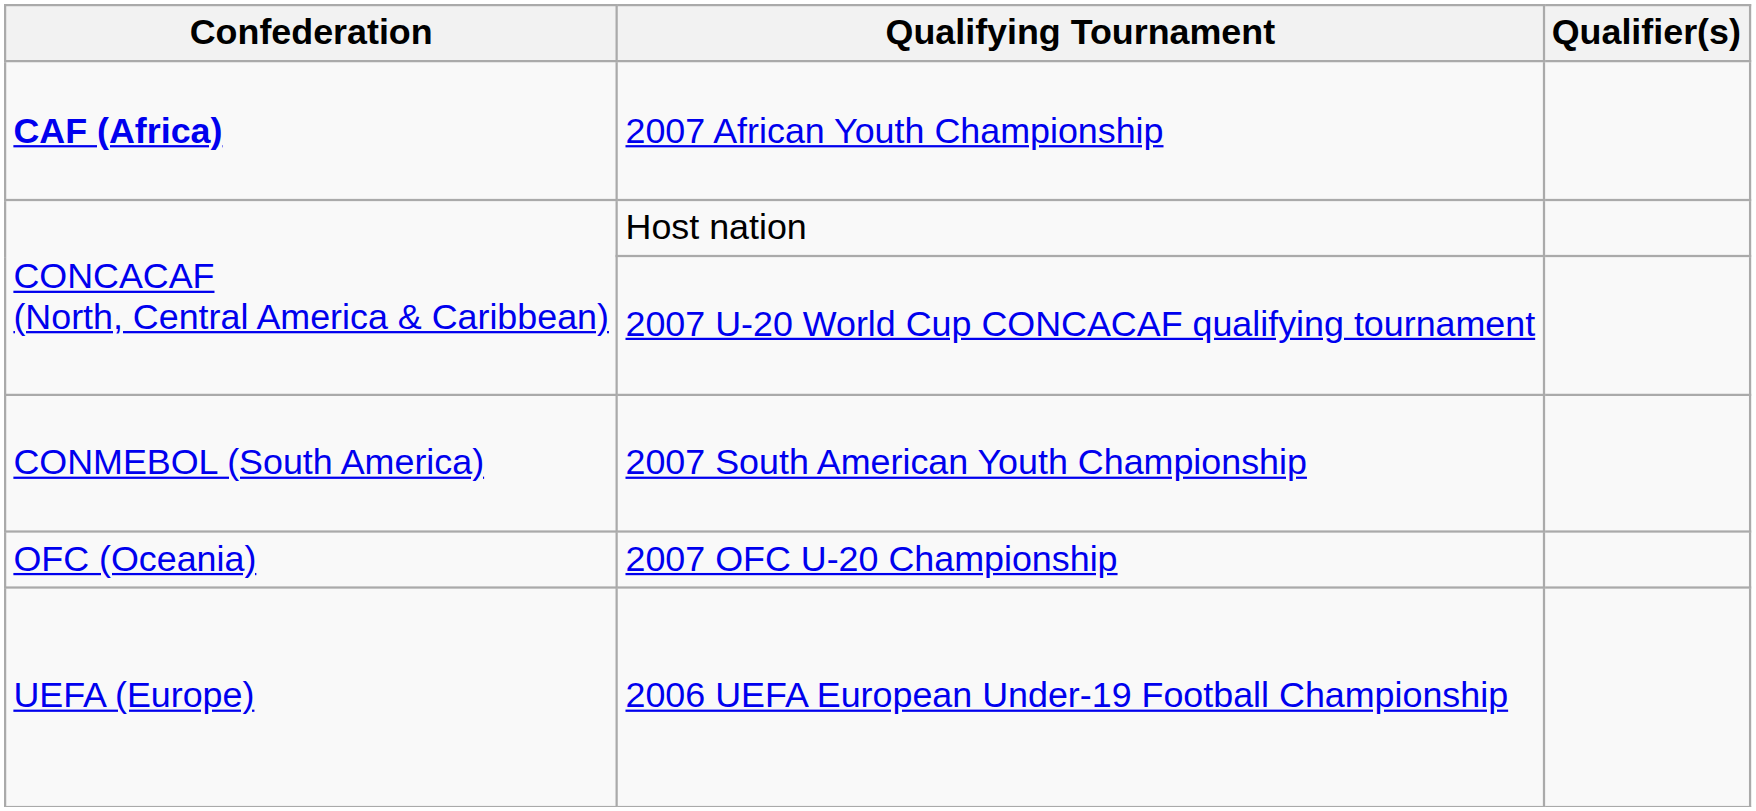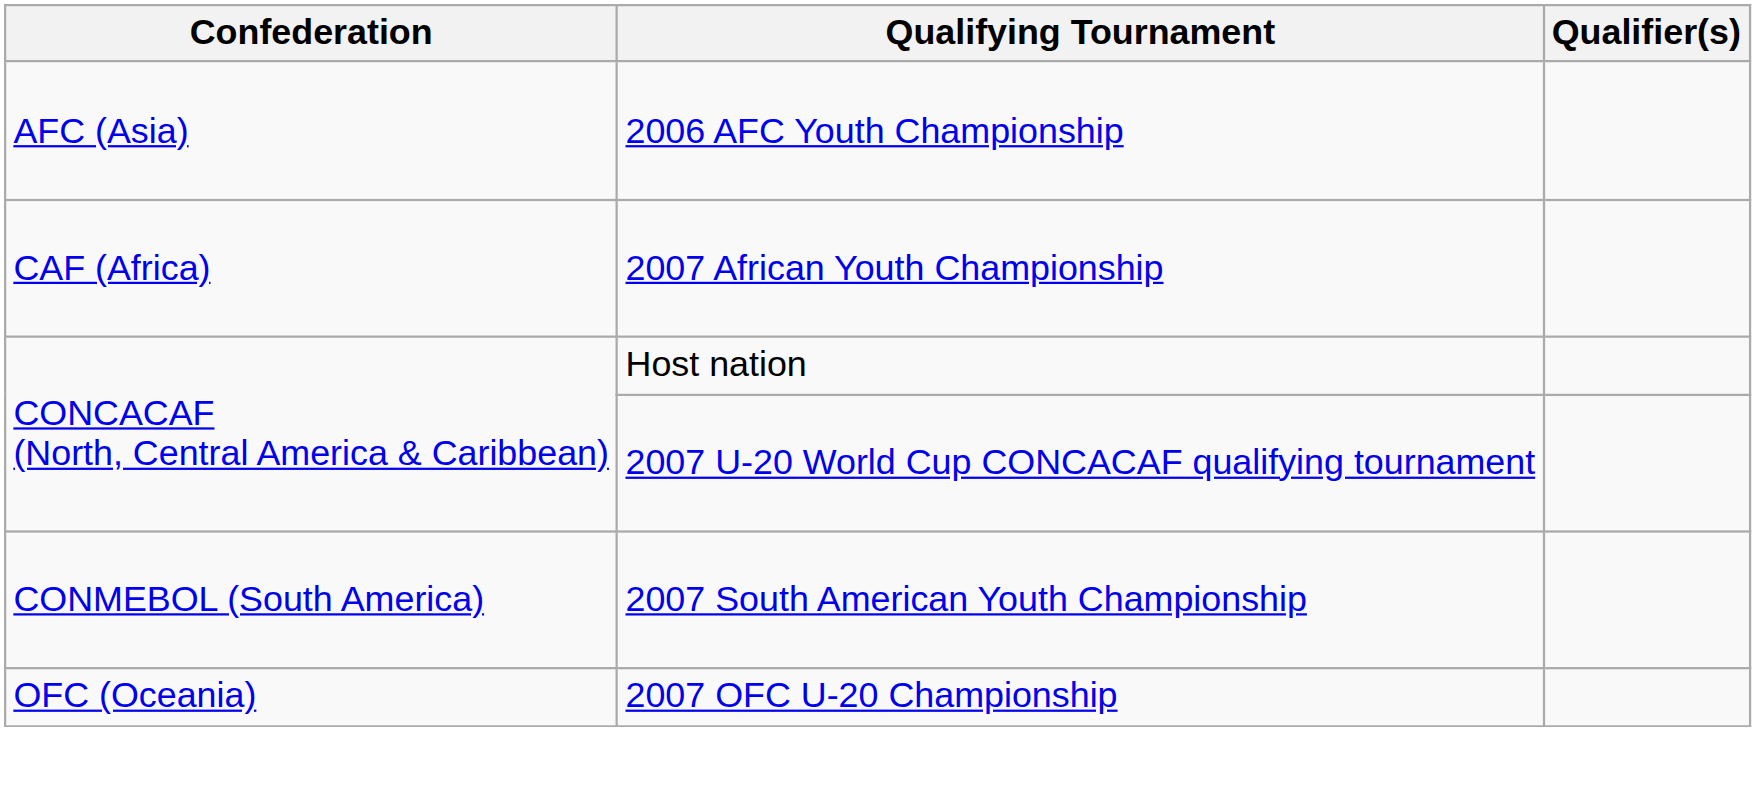+ row: (875, 130)
(118, 130) bold -> (112, 267) normal
- row: (1067, 696)
